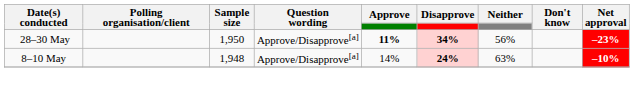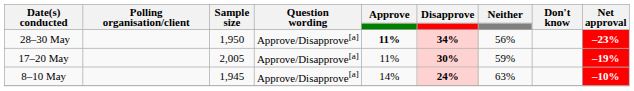+ row: (44, 58)
(232, 58) 1,948 -> (232, 76) 1,945
